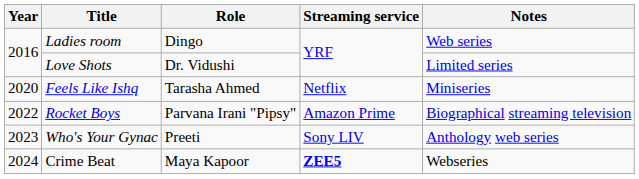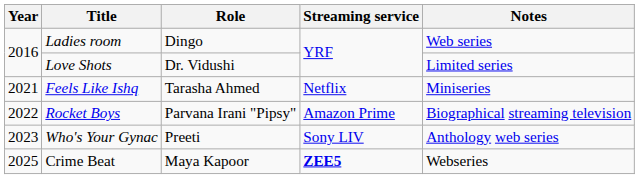(23, 88) 2020 -> (23, 88) 2021
(23, 161) 2024 -> (23, 161) 2025
